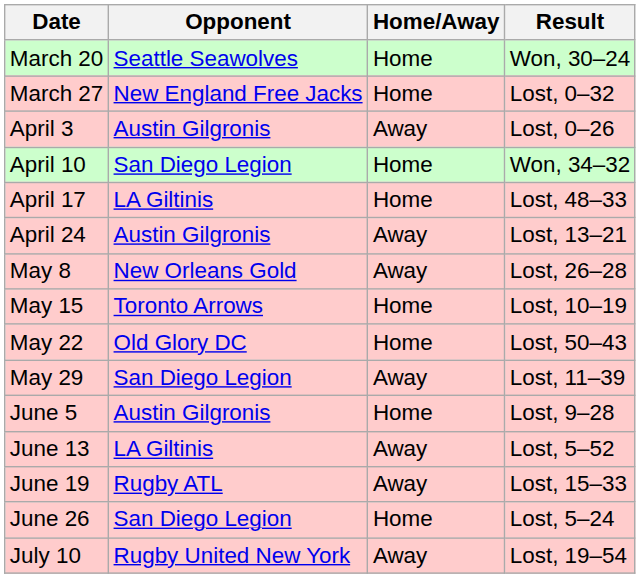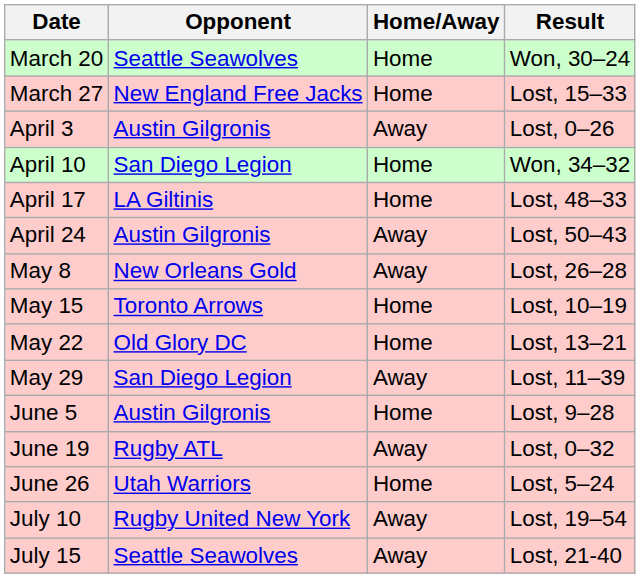(562, 93) Lost, 0–32 -> (568, 93) Lost, 15–33
(568, 235) Lost, 13–21 -> (568, 235) Lost, 50–43
(568, 341) Lost, 50–43 -> (568, 341) Lost, 13–21
- row: (50, 448)
(568, 484) Lost, 15–33 -> (562, 448) Lost, 0–32
(203, 519) San Diego Legion -> (182, 484) Utah Warriors
+ row: (45, 555)
